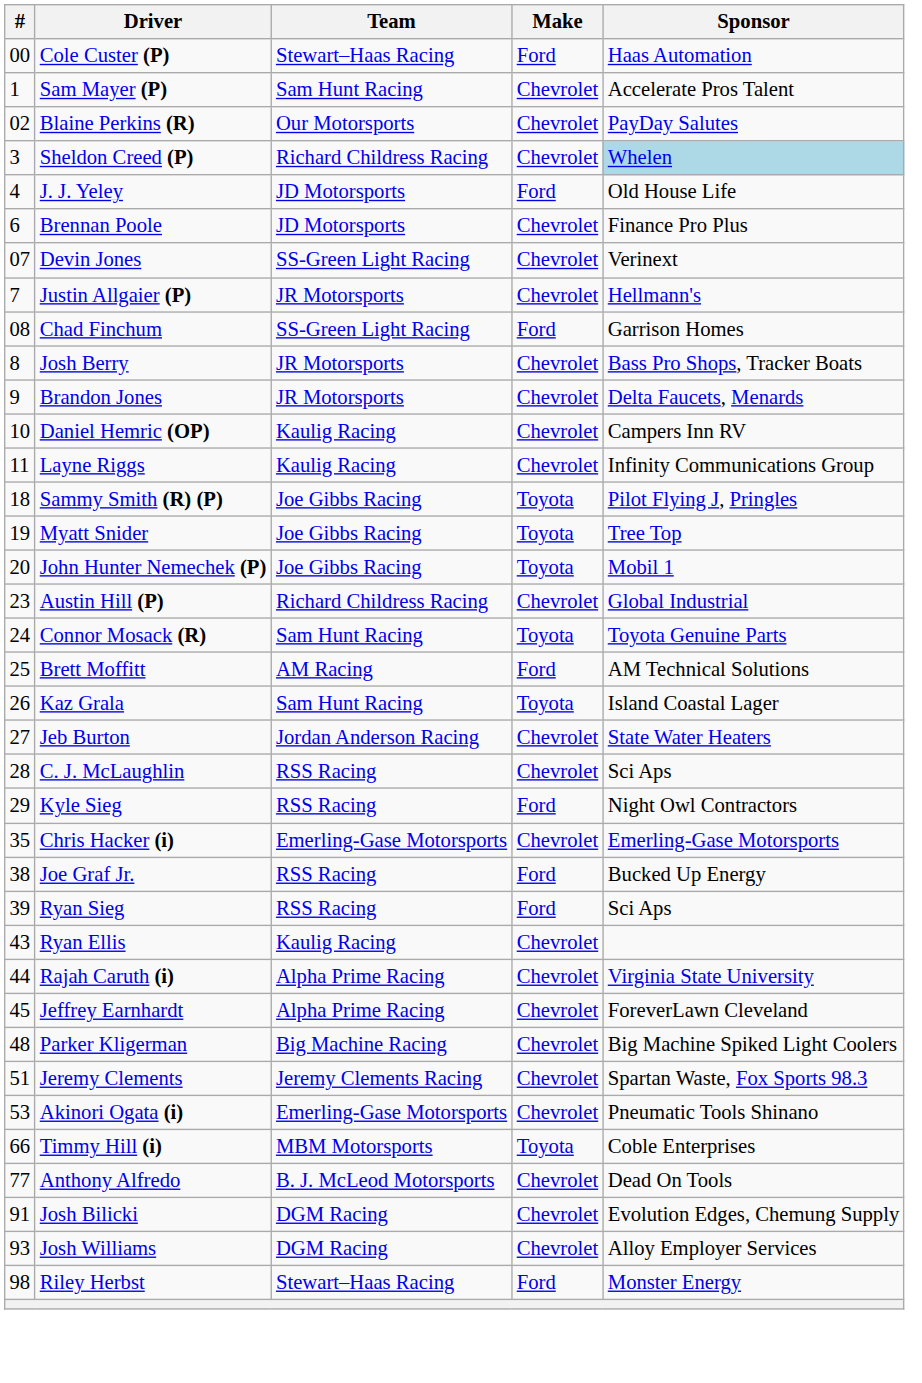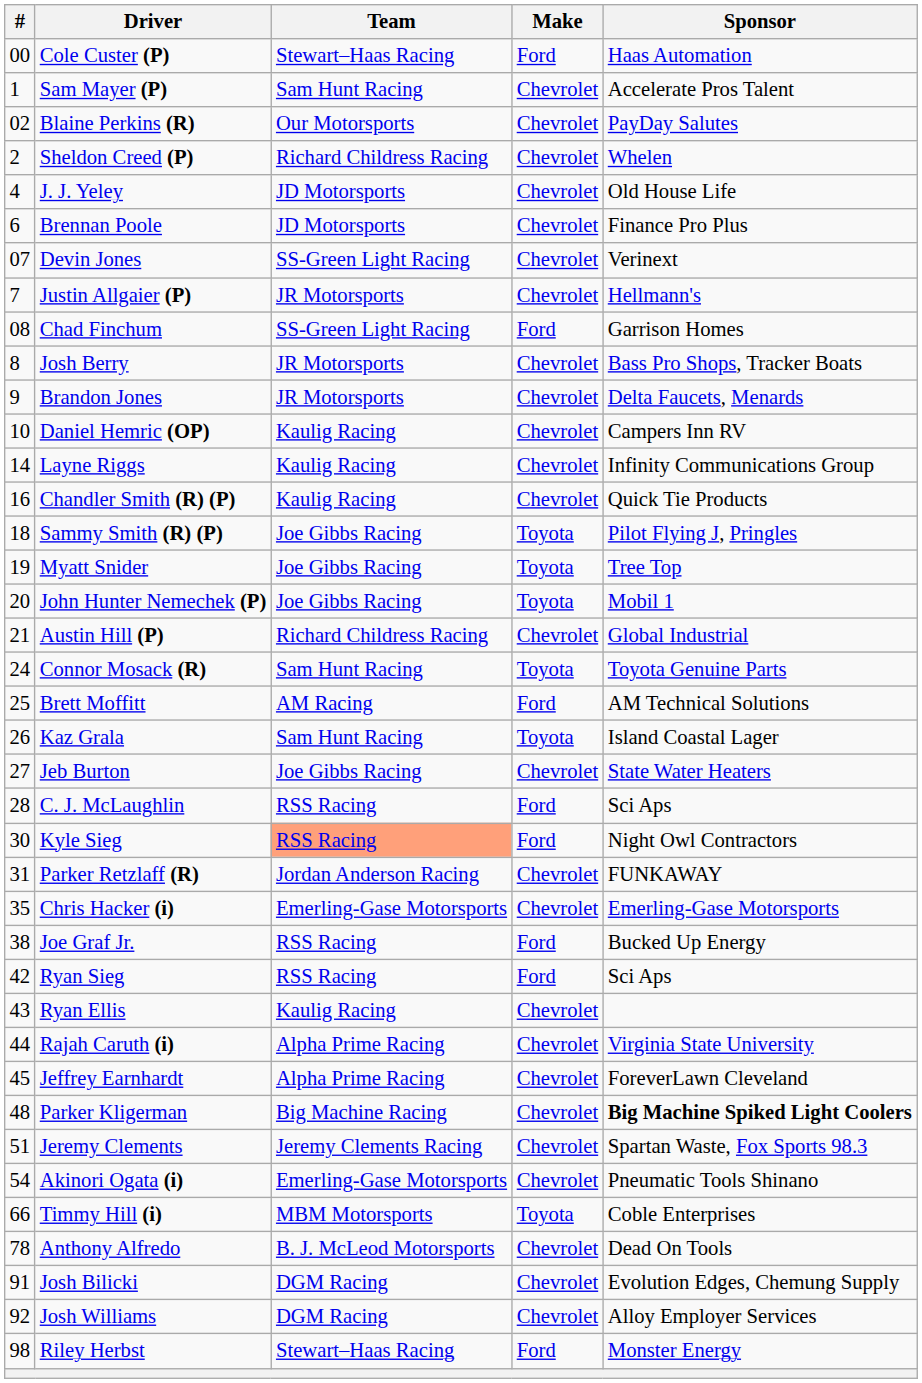(15, 158) 3 -> (15, 158) 2
(640, 158) lightblue background -> (640, 158) no background
(536, 192) Ford -> (557, 192) Chevrolet
(19, 464) 11 -> (20, 464) 14
+ row: (138, 498)
(20, 601) 23 -> (20, 635) 21
(377, 737) Jordan Anderson Racing -> (349, 771) Joe Gibbs Racing
(557, 771) Chevrolet -> (536, 805) Ford
(20, 805) 29 -> (20, 839) 30
(326, 805) no background -> (326, 839) lightsalmon background
+ row: (119, 873)
(20, 907) 39 -> (20, 976) 42
(752, 1044) normal -> (760, 1112) bold
(20, 1112) 53 -> (20, 1180) 54
(20, 1180) 77 -> (20, 1248) 78
(20, 1248) 93 -> (20, 1316) 92
